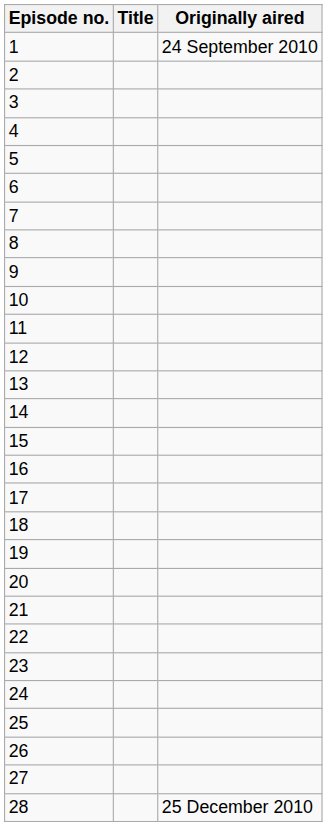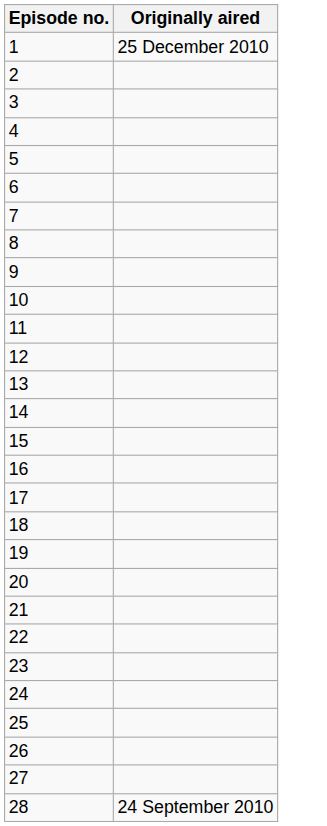- column: (136, 19)
(240, 47) 24 September 2010 -> (195, 47) 25 December 2010
(240, 807) 25 December 2010 -> (195, 807) 24 September 2010
